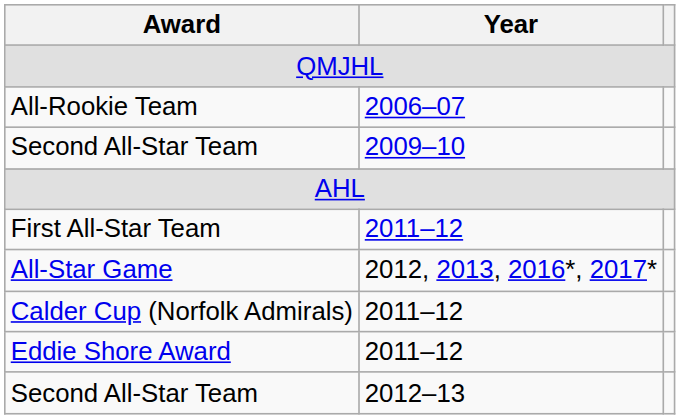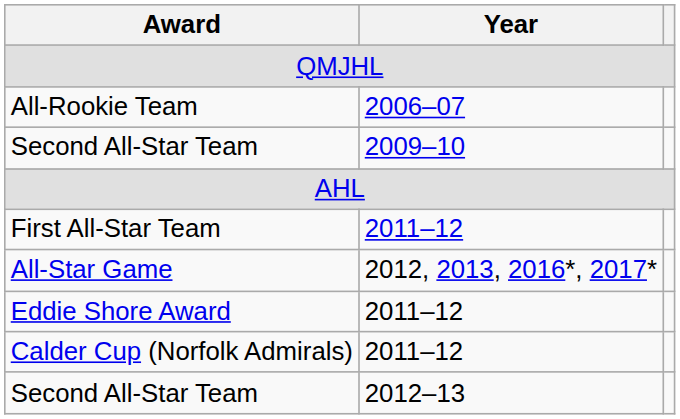rows swapped: (121, 351) <-> (182, 310)
